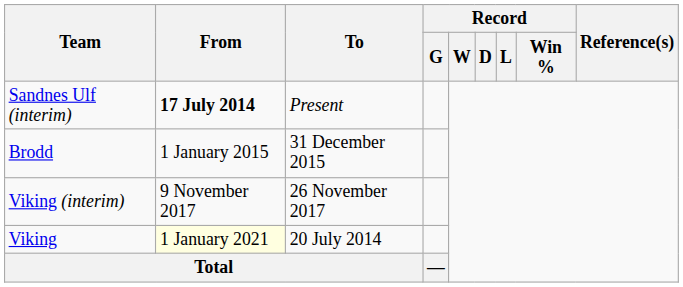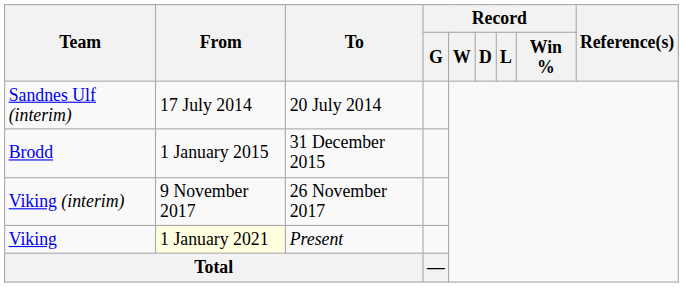(207, 104) bold -> (206, 104) normal
(316, 104) Present -> (336, 104) 20 July 2014
(336, 239) 20 July 2014 -> (316, 239) Present
